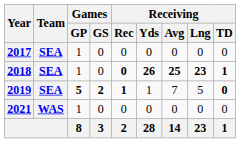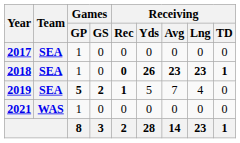(174, 71) 25 -> (174, 71) 23
(149, 90) 1 -> (149, 90) 5
(200, 90) 5 -> (200, 90) 4
(224, 90) bold -> (224, 90) normal
